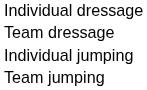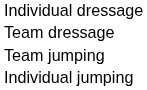rows swapped: (69, 55) <-> (54, 77)
